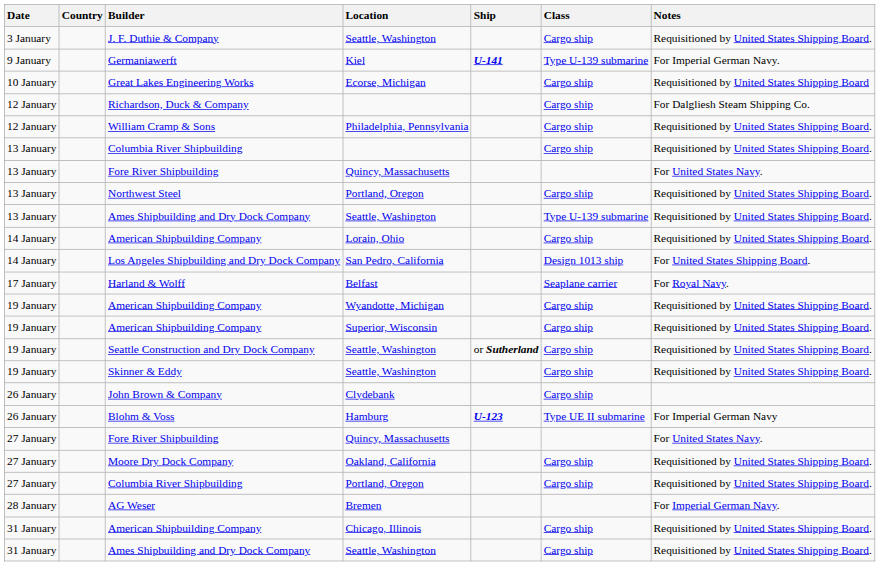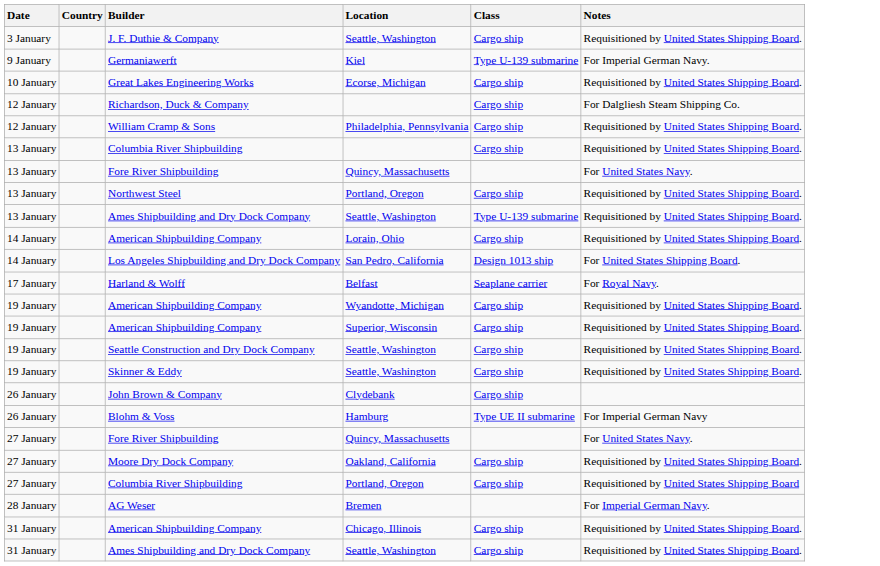- column: (485, 15)
(761, 82) Requisitioned by United States Shipping Board -> (693, 82) Requisitioned by United States Shipping Board.
(763, 483) Requisitioned by United States Shipping Board. -> (691, 483) Requisitioned by United States Shipping Board
